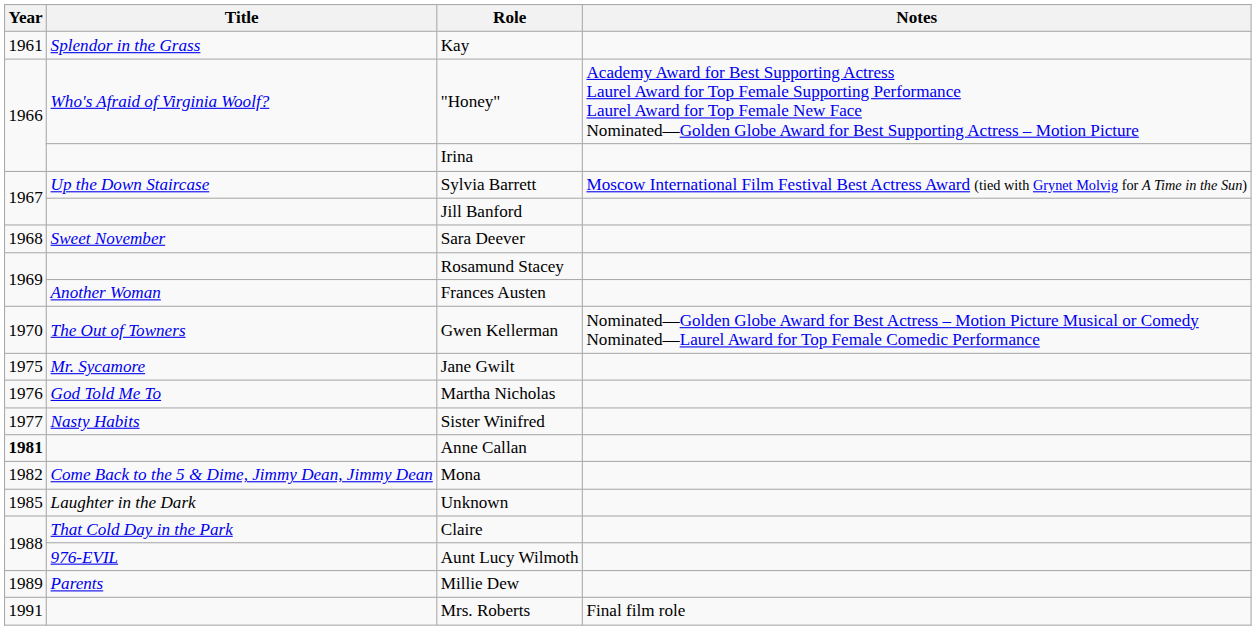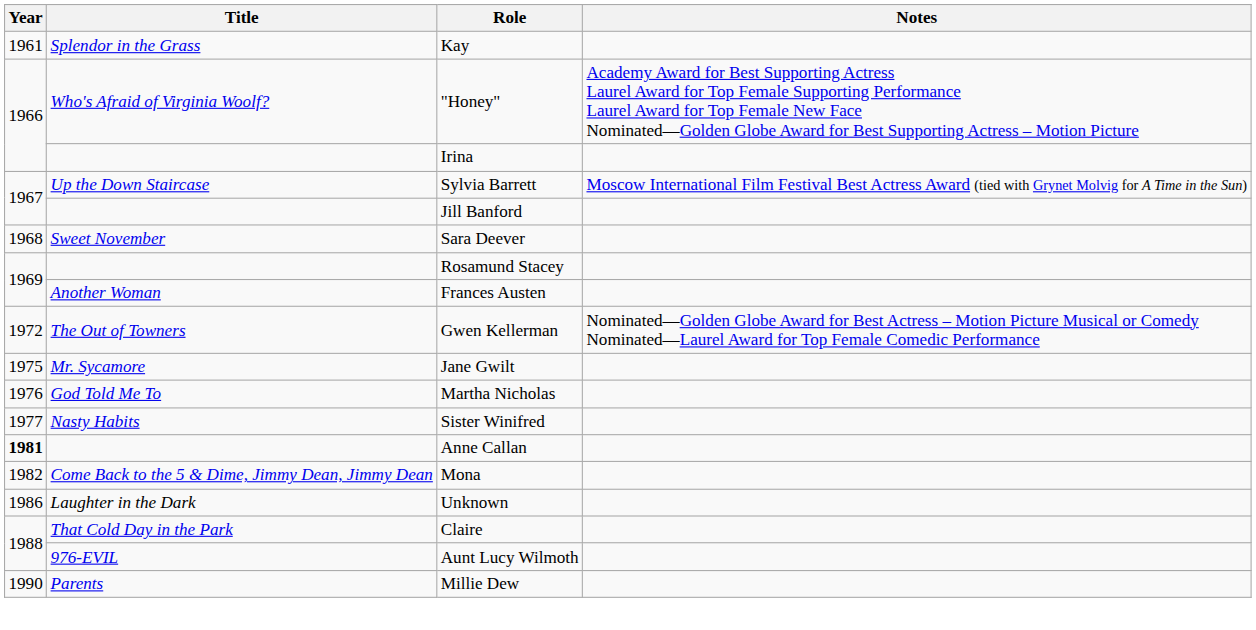(26, 329) 1970 -> (26, 329) 1972
(26, 502) 1985 -> (26, 502) 1986
(26, 583) 1989 -> (26, 583) 1990
- row: (485, 610)
